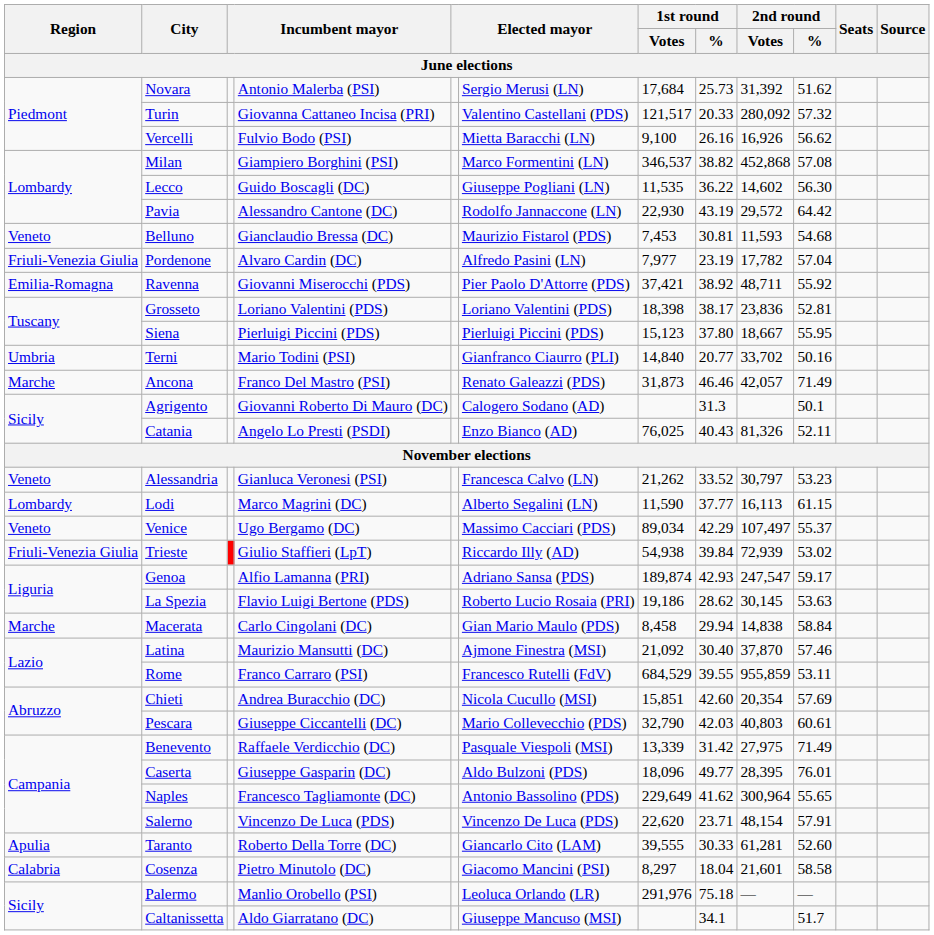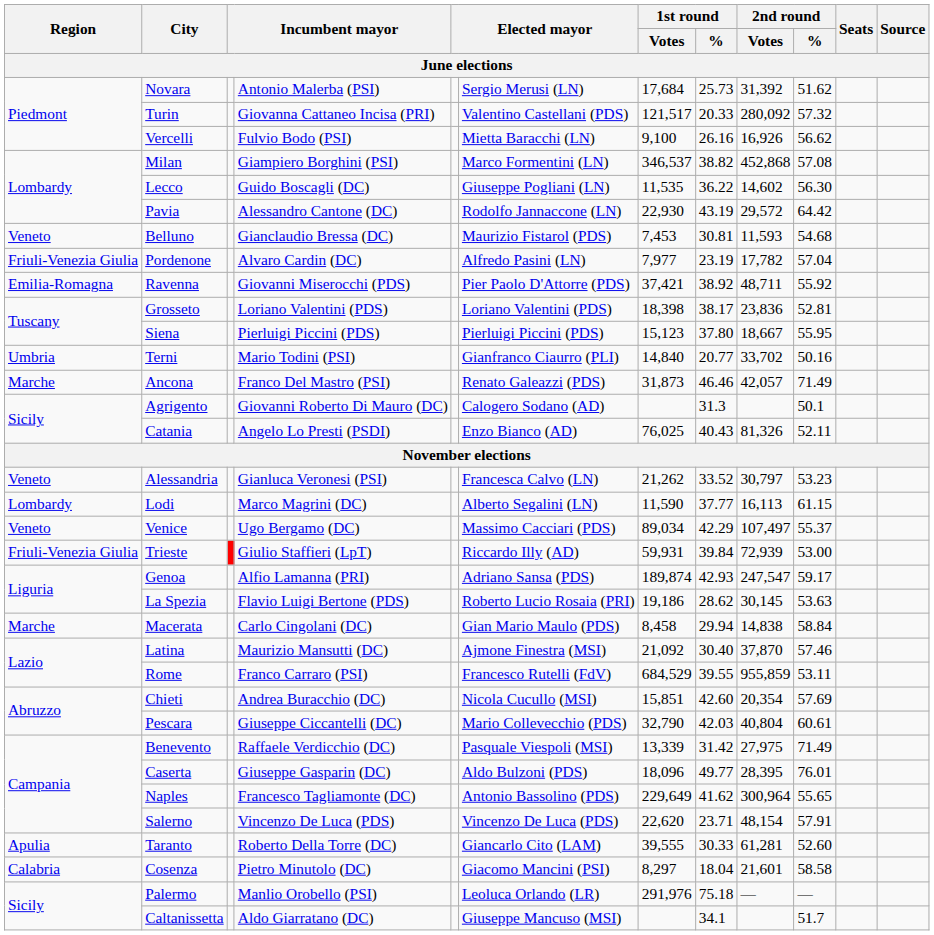(663, 552) 54,938 -> (663, 552) 59,931
(815, 552) 53.02 -> (815, 552) 53.00
(762, 723) 40,803 -> (762, 723) 40,804
